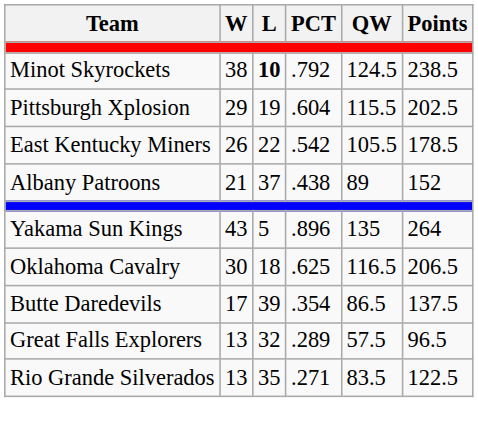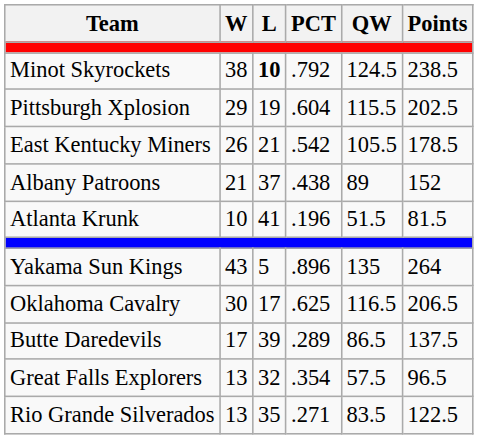(269, 145) 22 -> (269, 145) 21
+ row: (75, 219)
(269, 266) 18 -> (269, 303) 17
(311, 303) .354 -> (311, 340) .289
(311, 340) .289 -> (311, 377) .354
